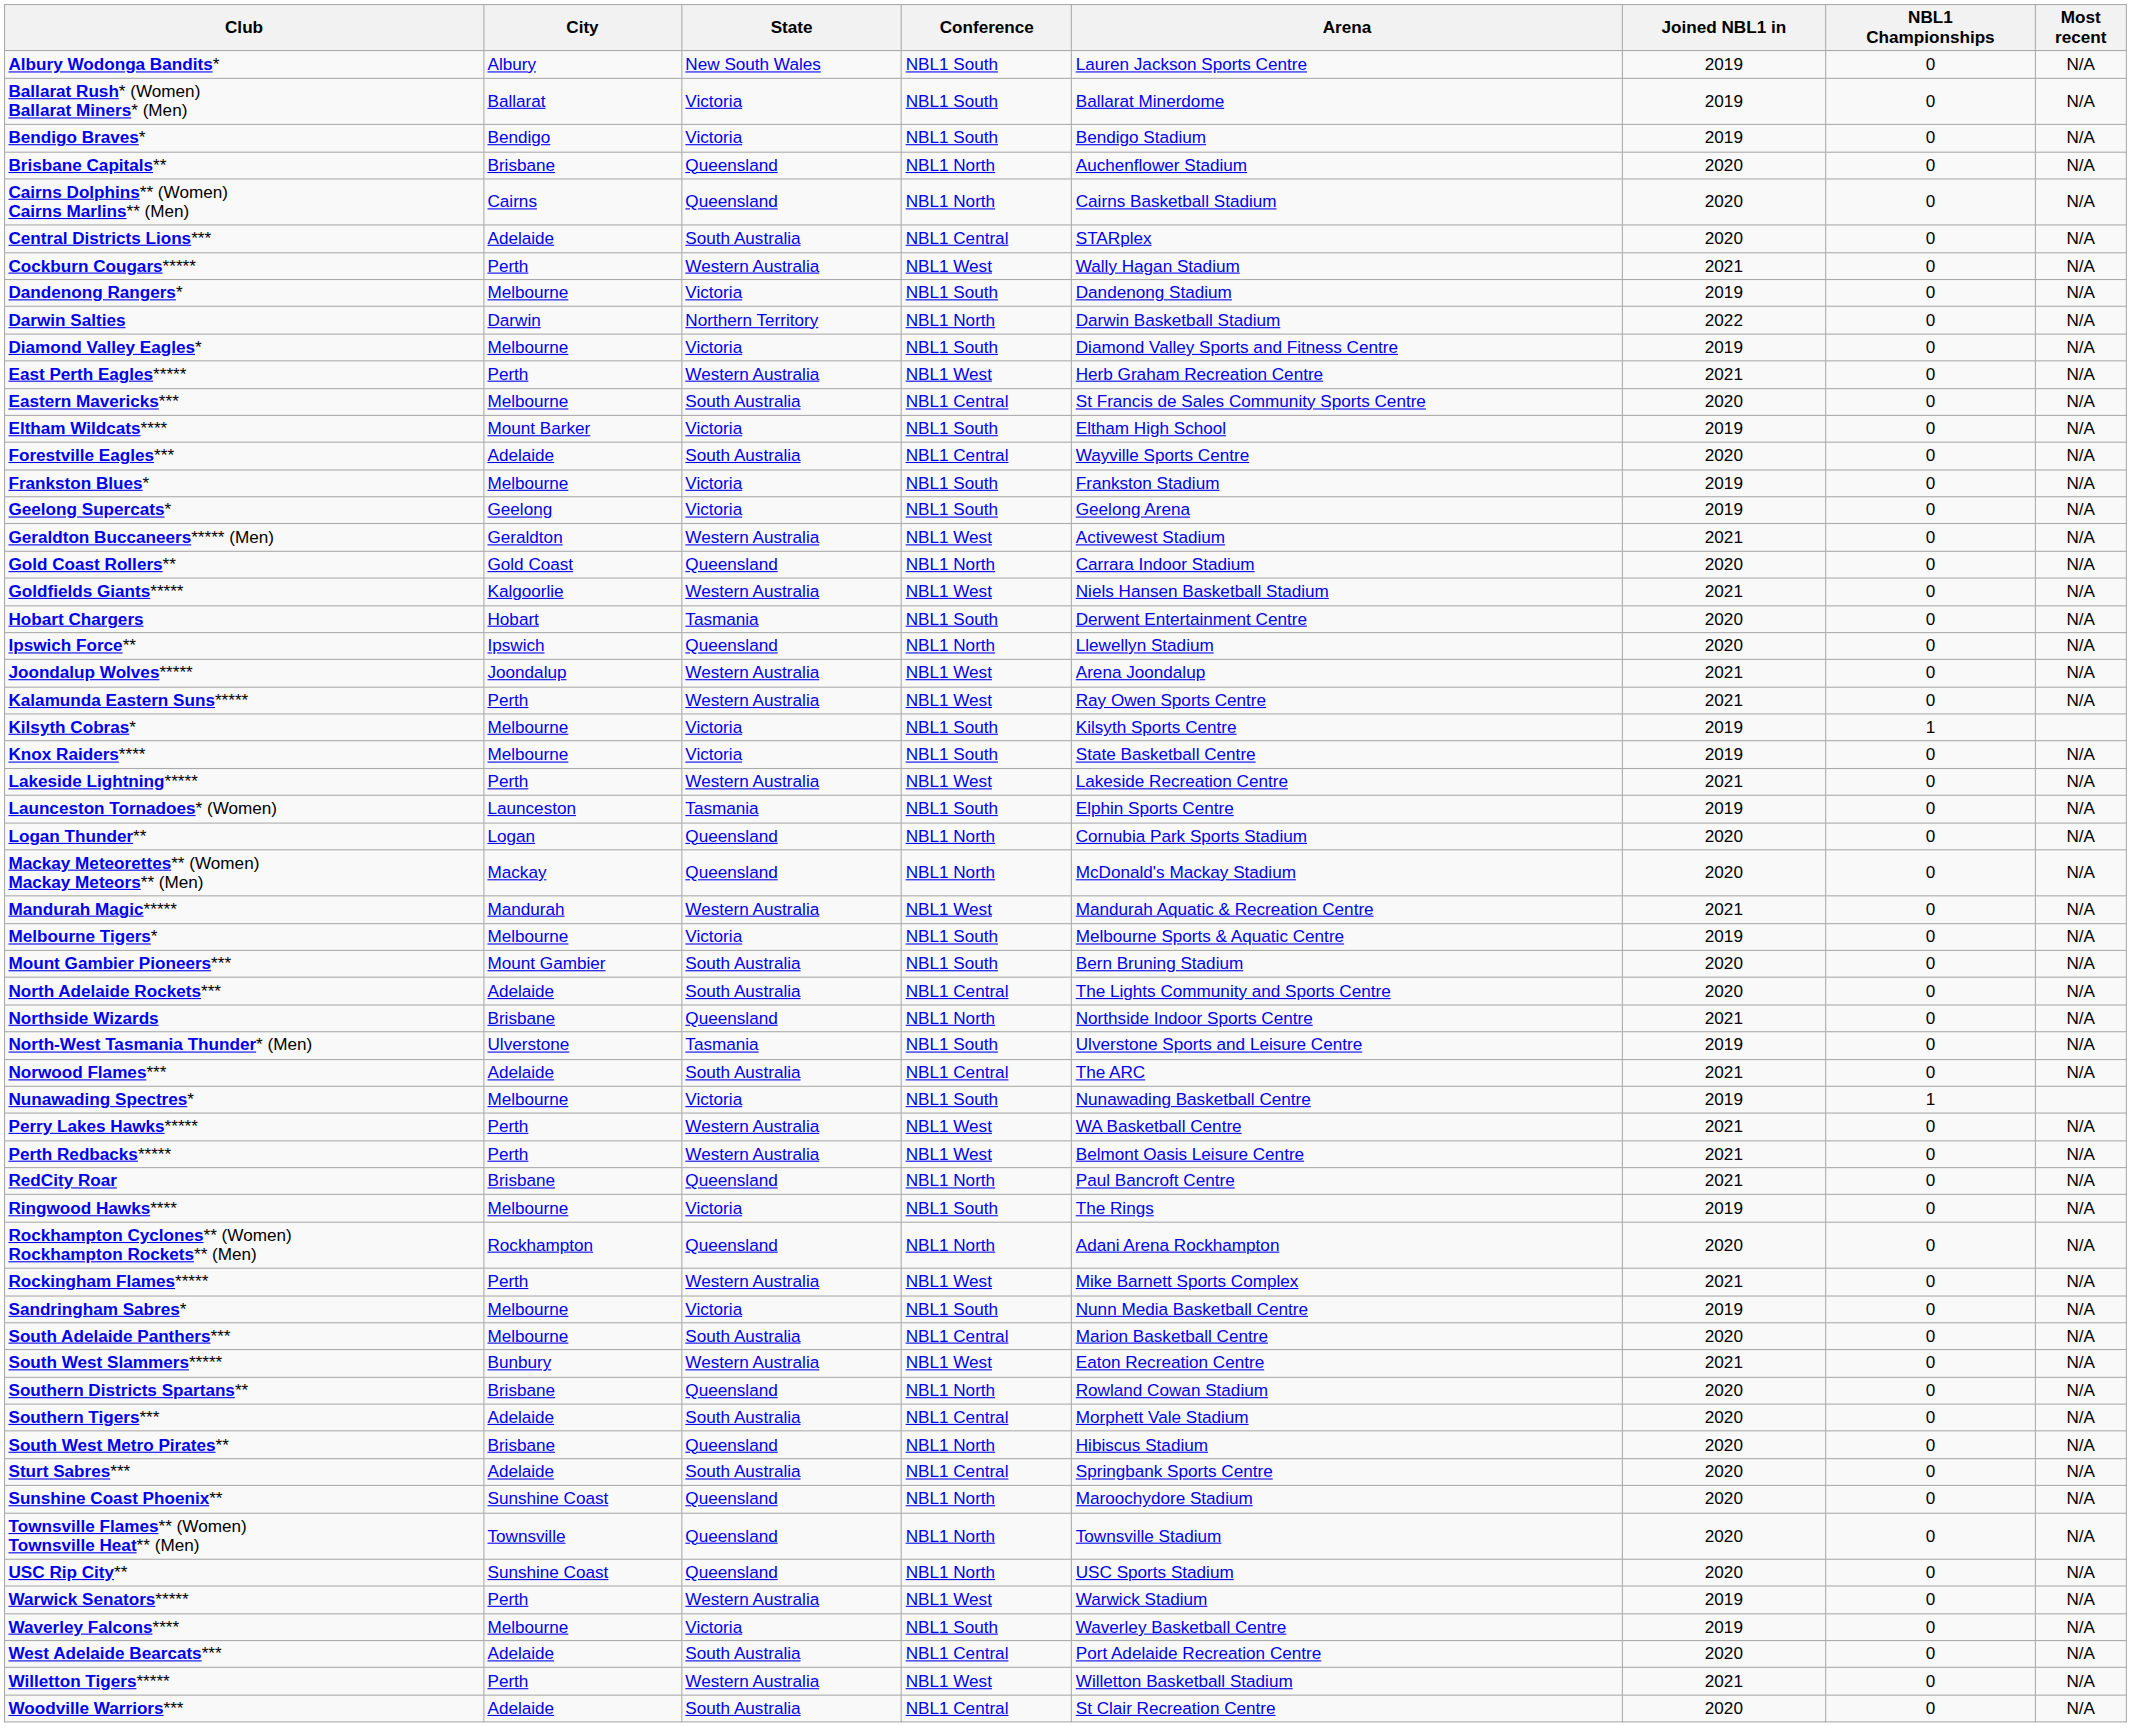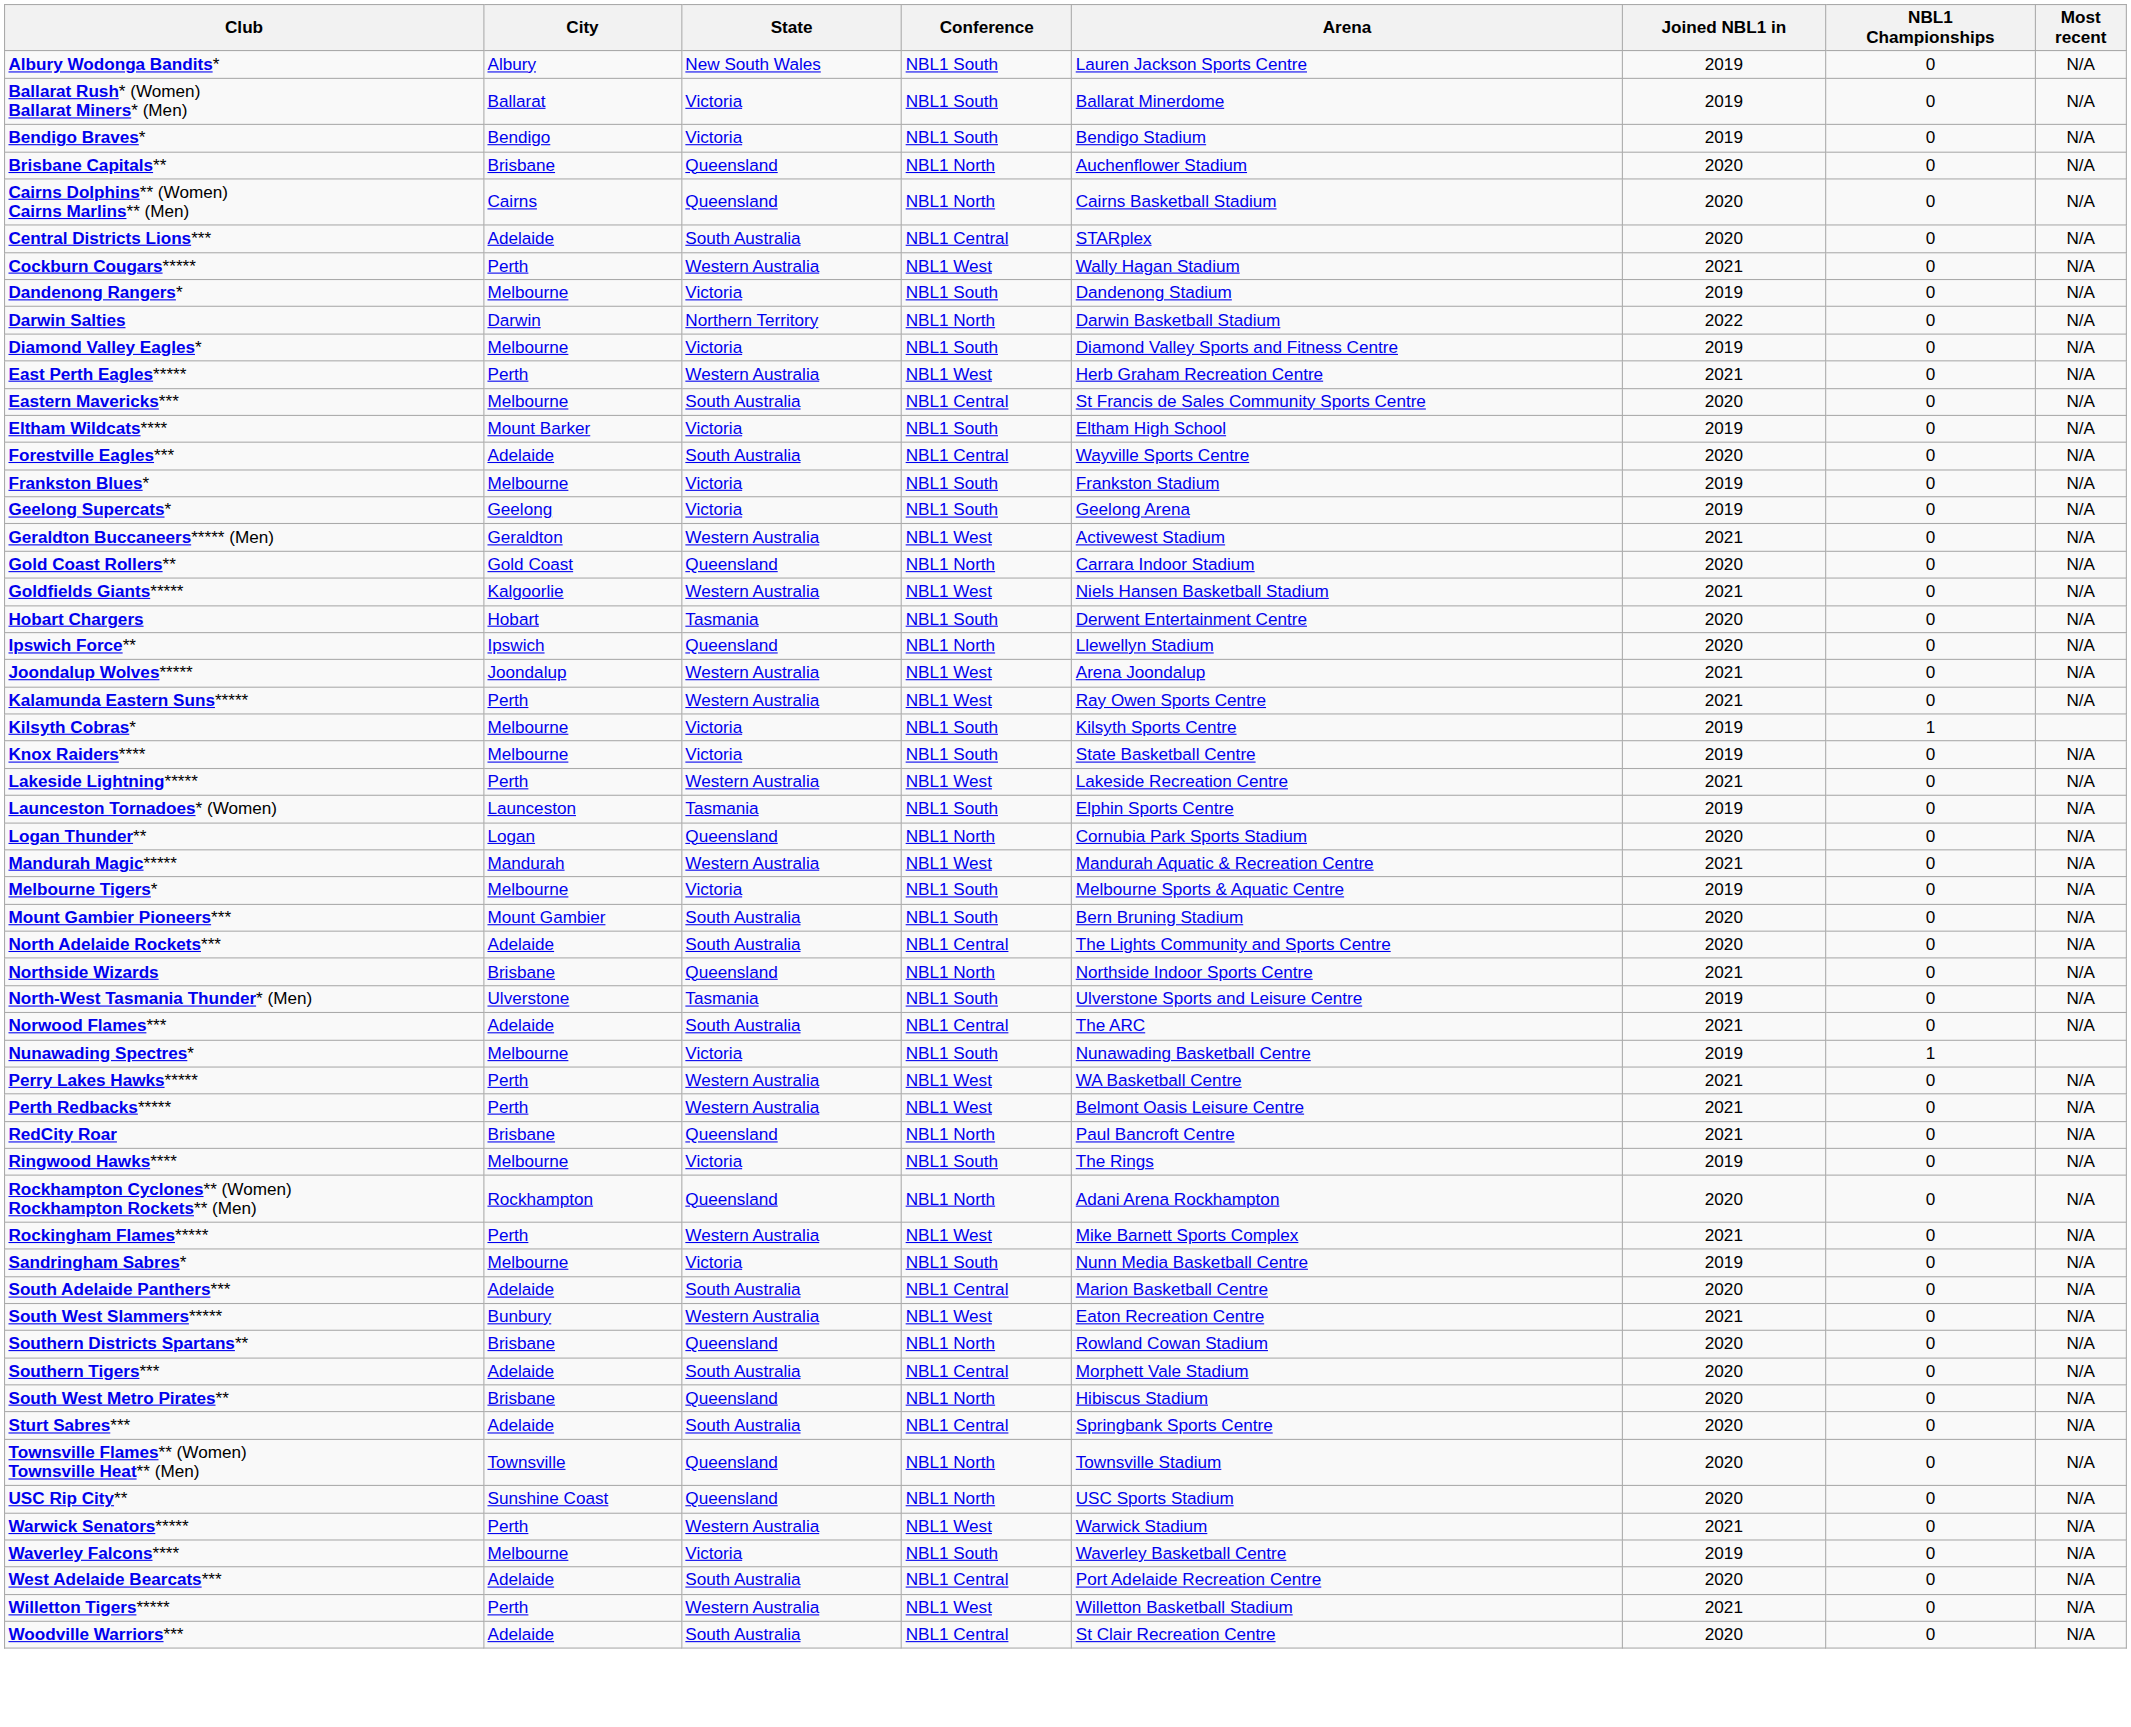- row: (134, 872)
(528, 1336) Melbourne -> (521, 1289) Adelaide
- row: (116, 1499)
(1724, 1599) 2019 -> (1724, 1526) 2021
